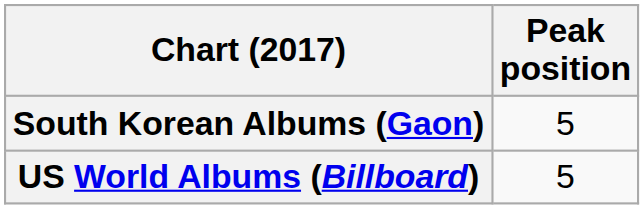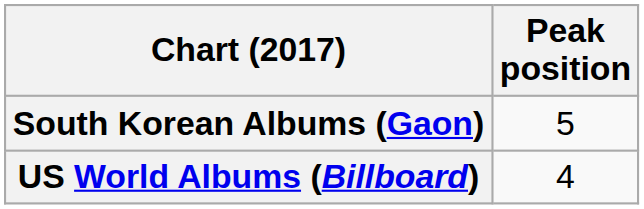(565, 176) 5 -> (565, 176) 4
